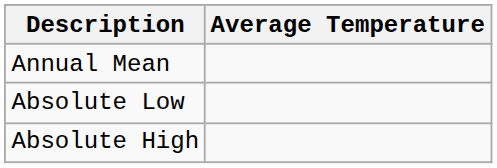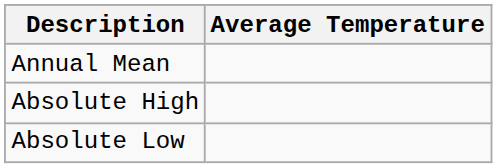rows swapped: (98, 103) <-> (105, 142)
